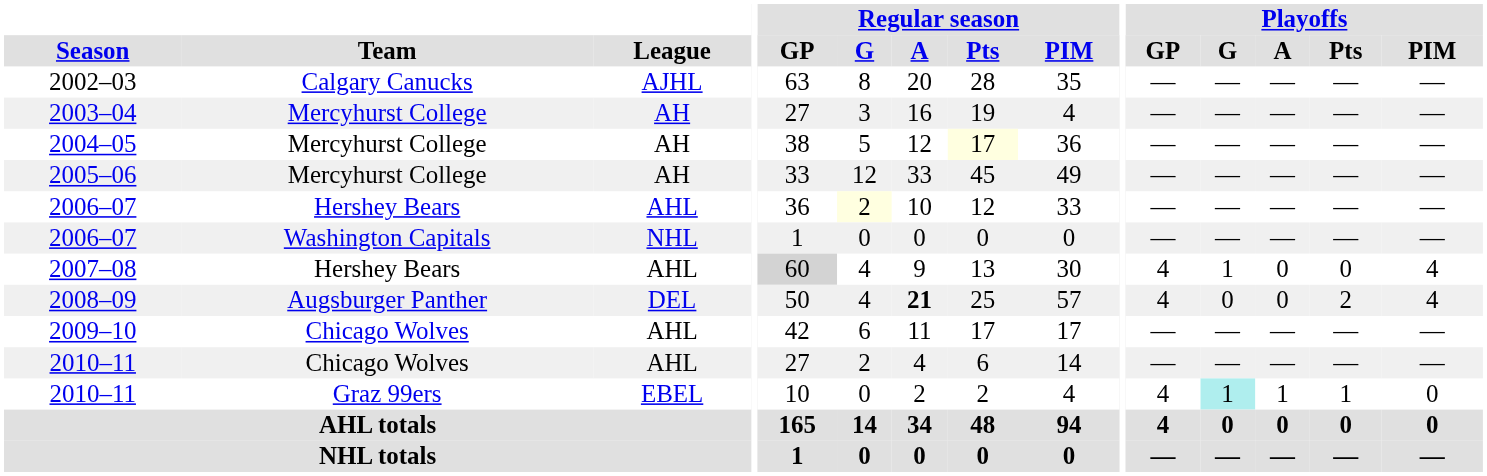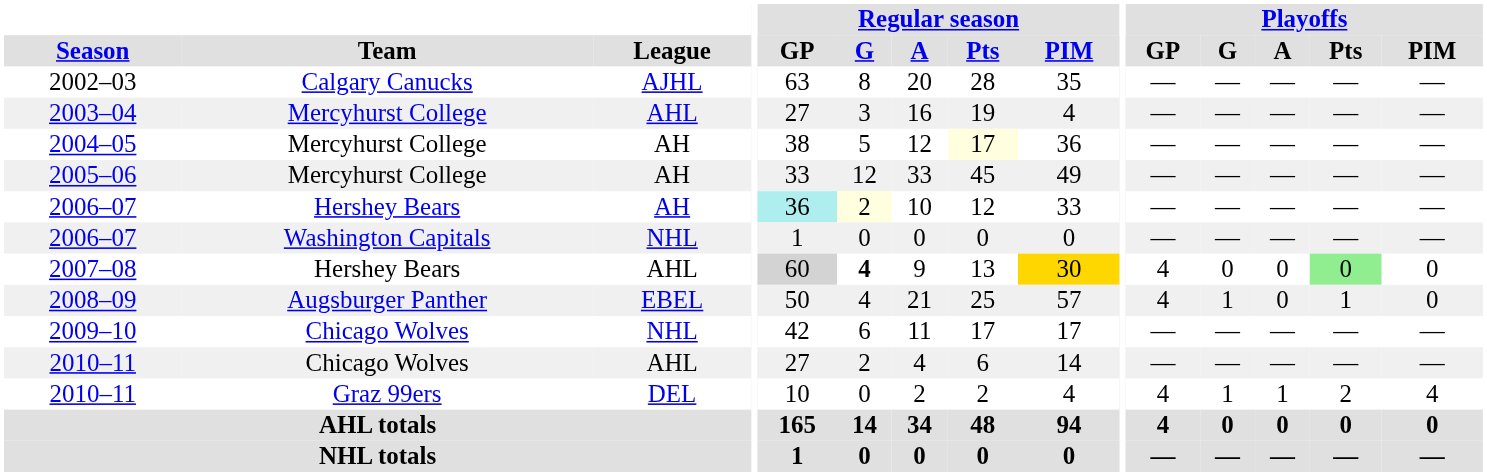(672, 112) AH -> (672, 112) AHL
(672, 206) AHL -> (672, 206) AH
(797, 206) no background -> (797, 206) paleturquoise background
(864, 268) normal -> (864, 268) bold
(1069, 268) no background -> (1069, 268) gold background
(1227, 268) 1 -> (1227, 268) 0
(1346, 268) no background -> (1346, 268) lightgreen background
(1432, 268) 4 -> (1432, 268) 0
(672, 300) DEL -> (672, 300) EBEL
(920, 300) bold -> (920, 300) normal
(1227, 300) 0 -> (1227, 300) 1
(1346, 300) 2 -> (1346, 300) 1
(1432, 300) 4 -> (1432, 300) 0
(672, 331) AHL -> (672, 331) NHL
(672, 393) EBEL -> (672, 393) DEL
(1227, 393) paleturquoise background -> (1227, 393) no background
(1346, 393) 1 -> (1346, 393) 2
(1432, 393) 0 -> (1432, 393) 4
